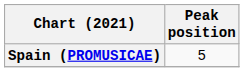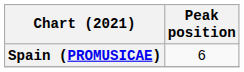(202, 56) 5 -> (202, 56) 6
